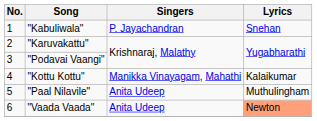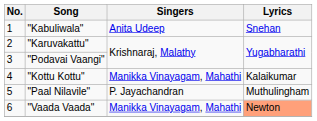(146, 28) P. Jayachandran -> (137, 28) Anita Udeep
(137, 92) Anita Udeep -> (146, 92) P. Jayachandran
(137, 108) Anita Udeep -> (175, 108) Manikka Vinayagam, Mahathi
